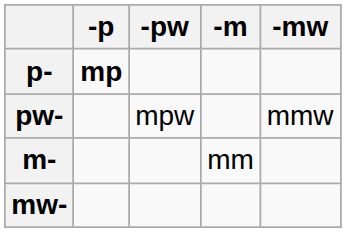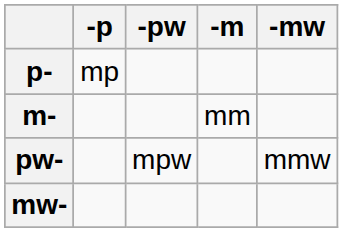(101, 71) bold -> (100, 71) normal
rows swapped: (39, 115) <-> (39, 159)
